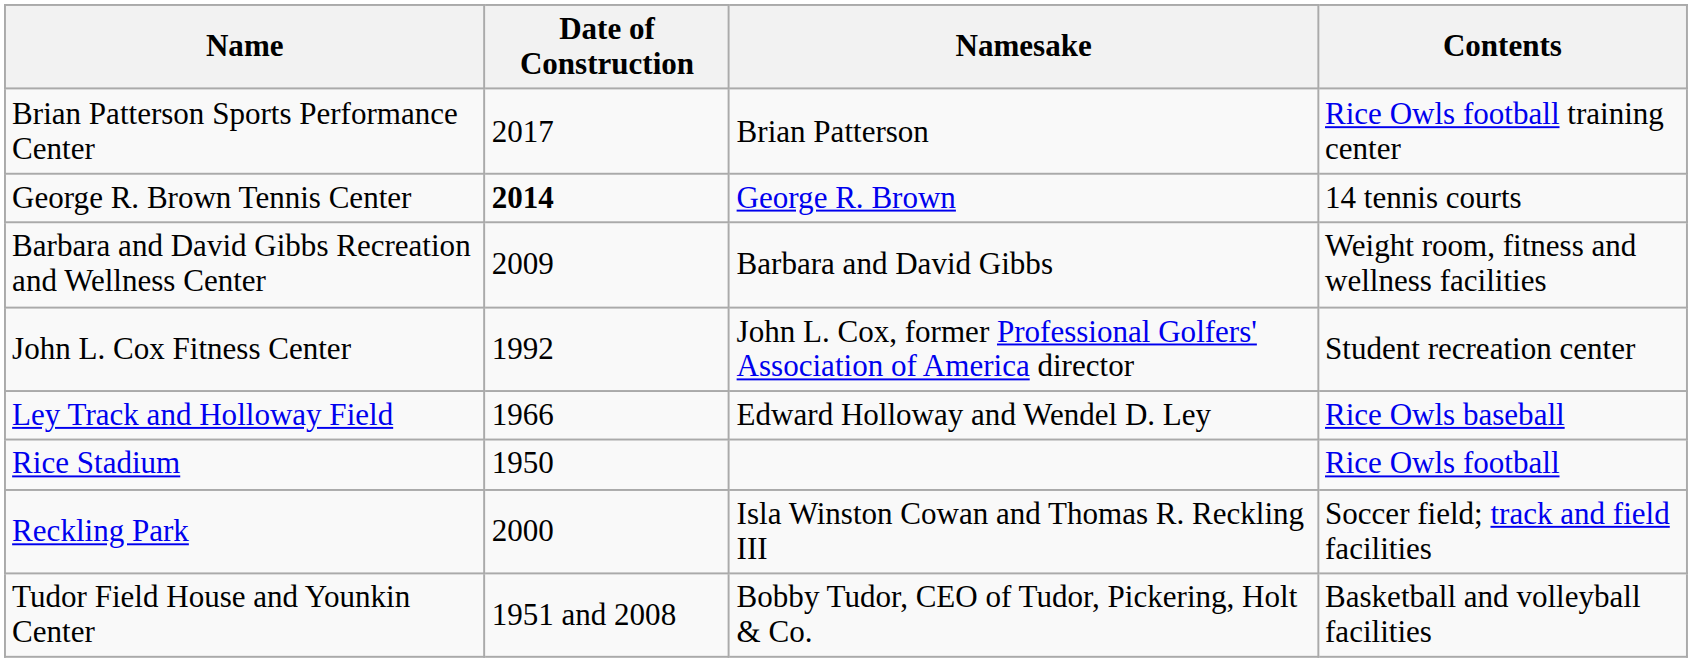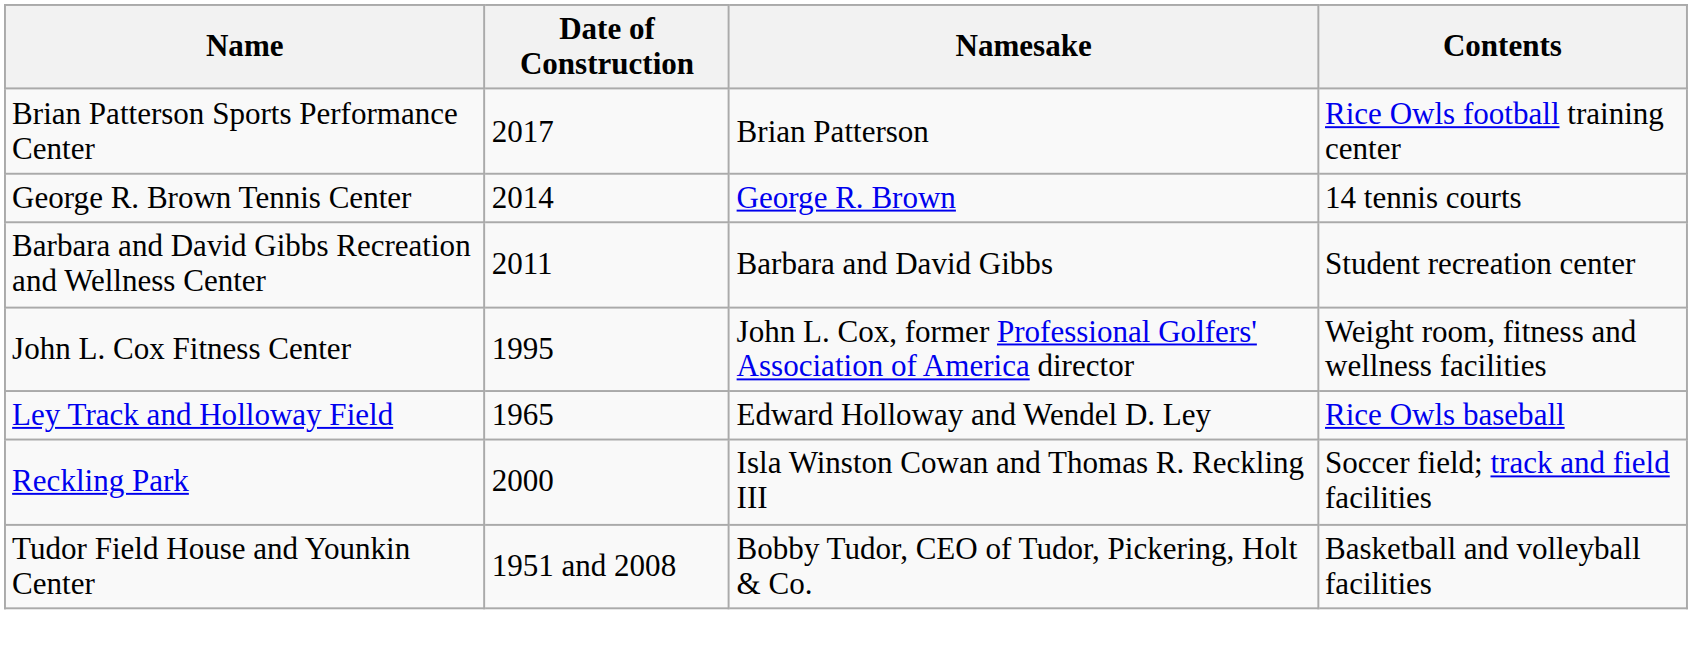(523, 197) bold -> (523, 197) normal
(523, 264) 2009 -> (522, 264) 2011
(1481, 264) Weight room, fitness and wellness facilities -> (1480, 264) Student recreation center
(523, 348) 1992 -> (523, 348) 1995
(1480, 348) Student recreation center -> (1481, 348) Weight room, fitness and wellness facilities
(523, 414) 1966 -> (523, 414) 1965
- row: (96, 464)
